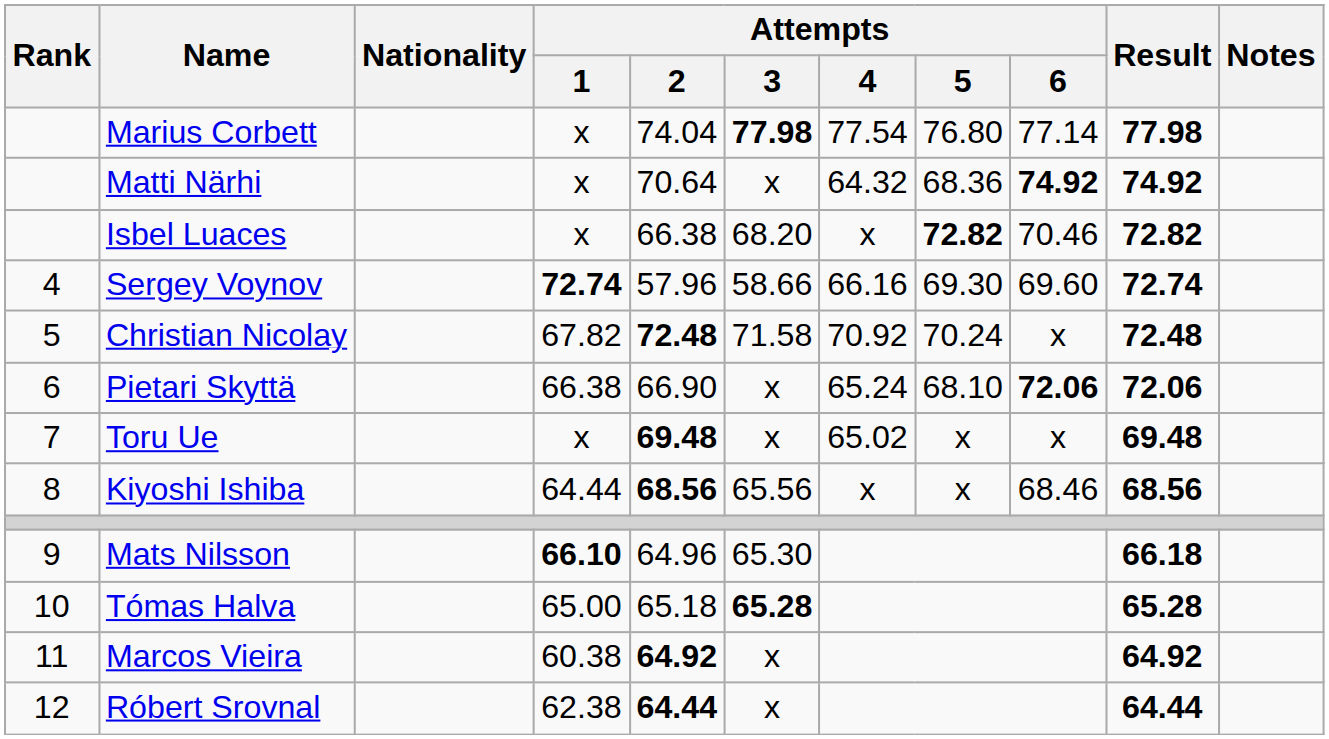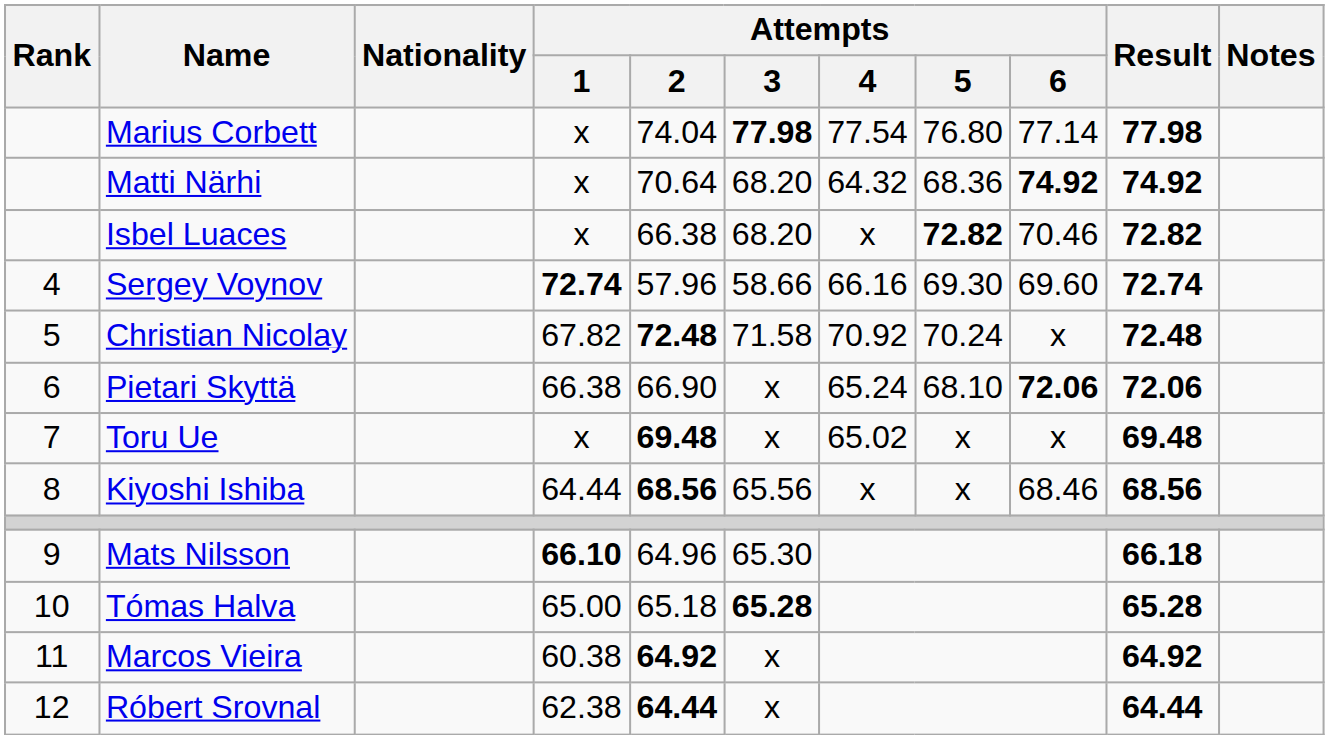(772, 183) x -> (772, 183) 68.20
